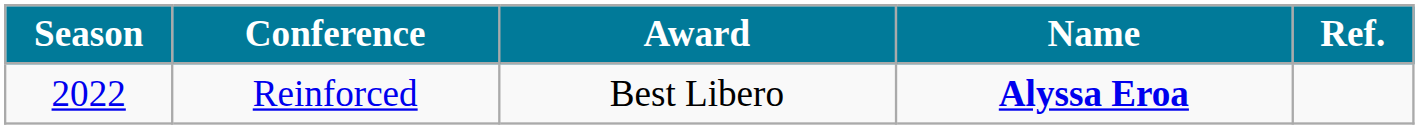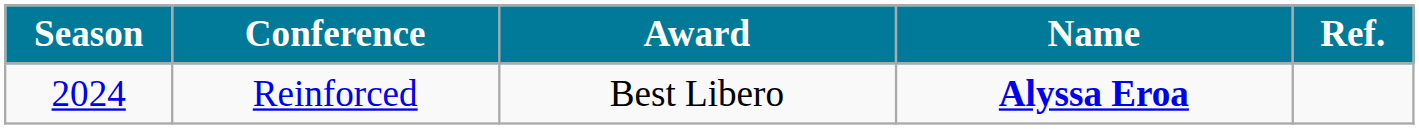(89, 92) 2022 -> (89, 92) 2024
